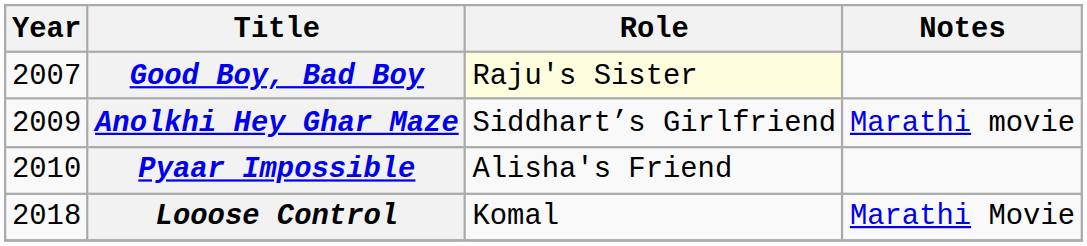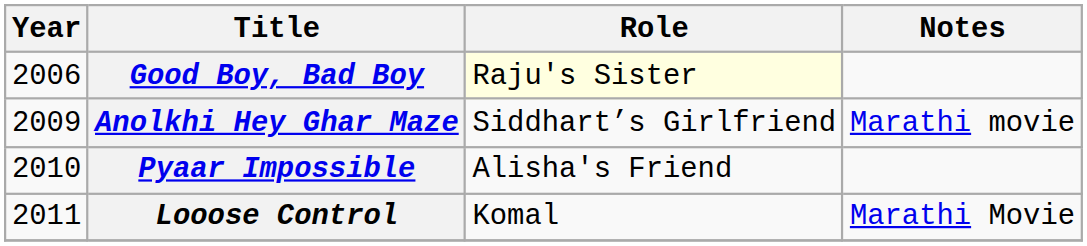(47, 76) 2007 -> (47, 76) 2006
(47, 217) 2018 -> (47, 217) 2011
